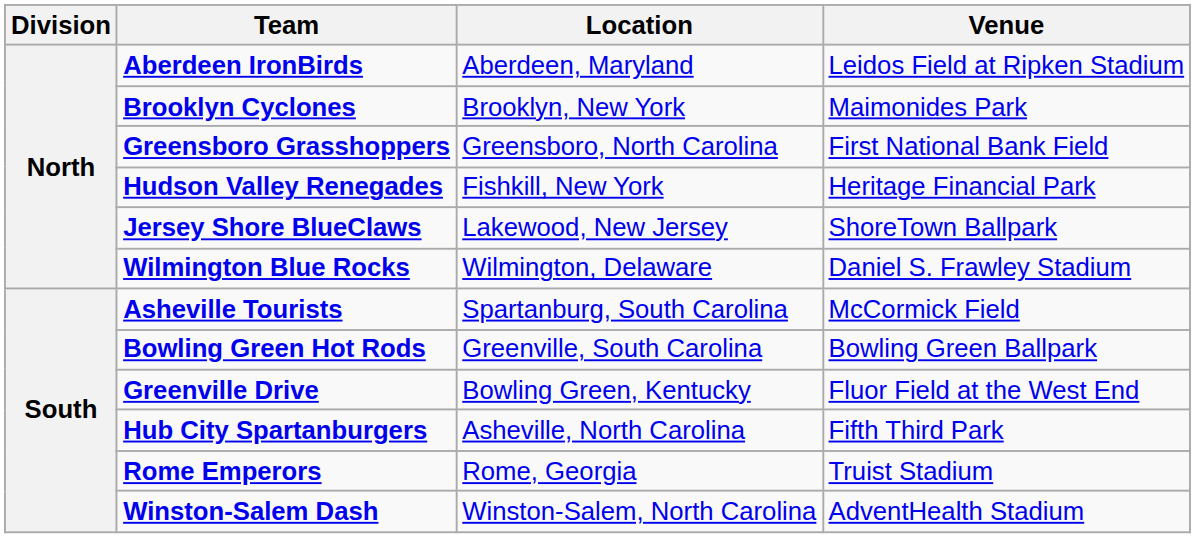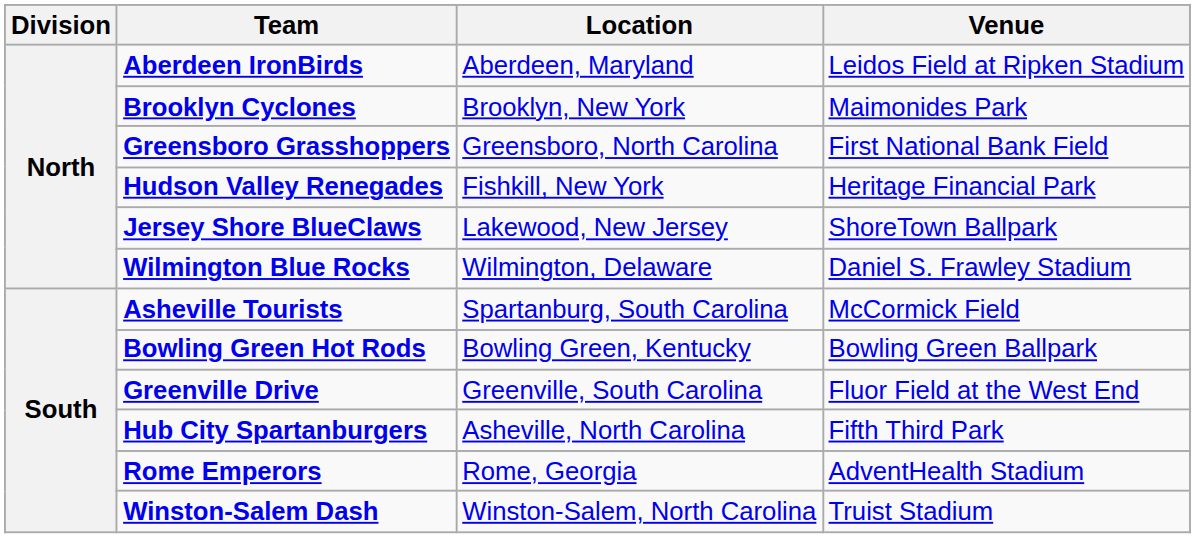(612, 349) Greenville, South Carolina -> (607, 349) Bowling Green, Kentucky
(607, 389) Bowling Green, Kentucky -> (612, 389) Greenville, South Carolina
(911, 470) Truist Stadium -> (956, 470) AdventHealth Stadium
(956, 511) AdventHealth Stadium -> (911, 511) Truist Stadium
